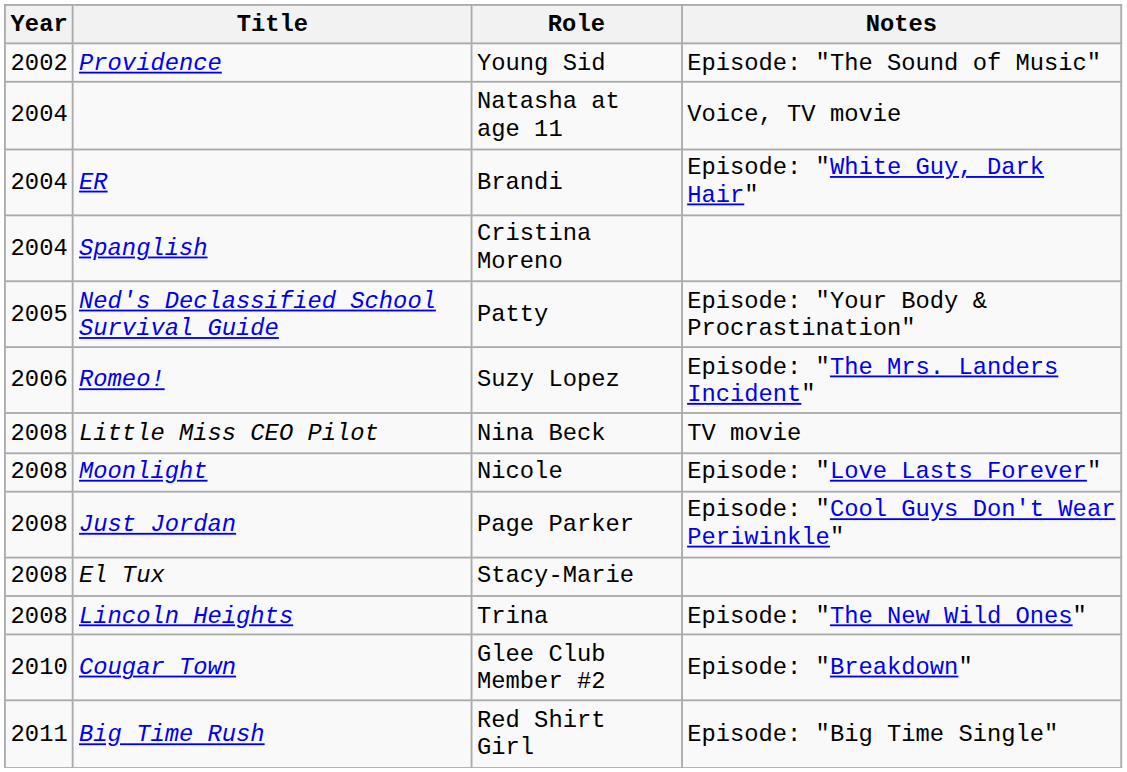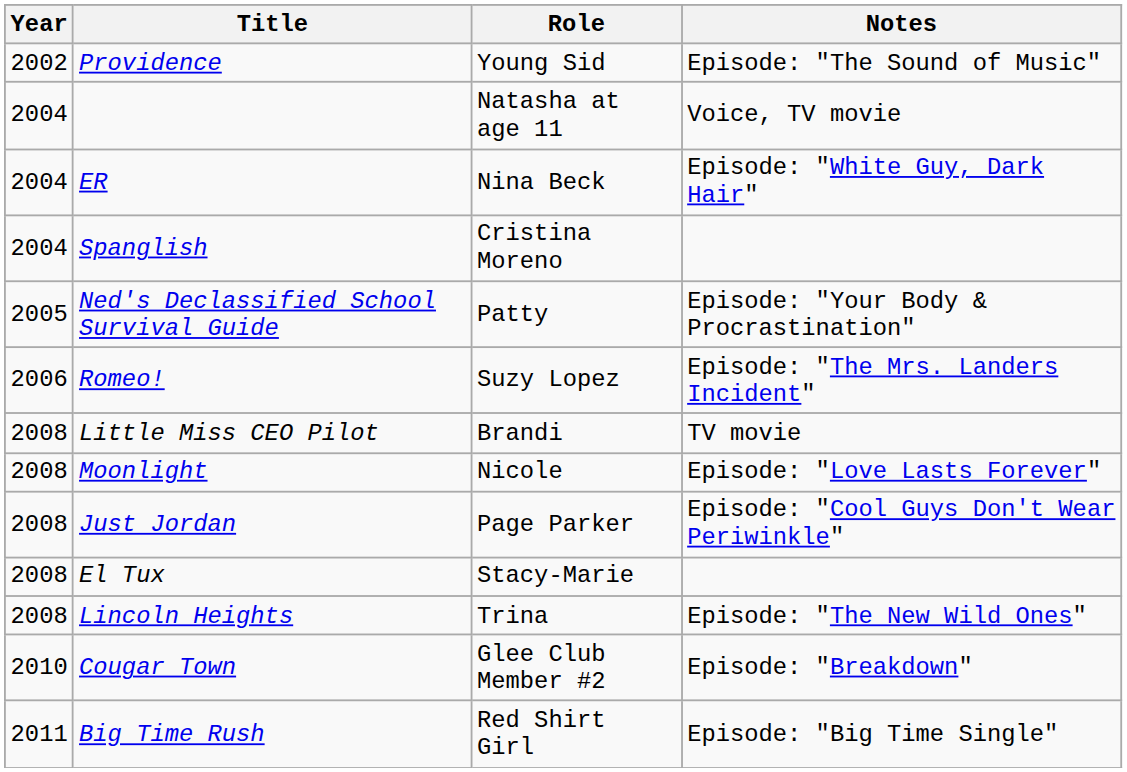(520, 182) Brandi -> (541, 182) Nina Beck
(541, 433) Nina Beck -> (520, 433) Brandi
